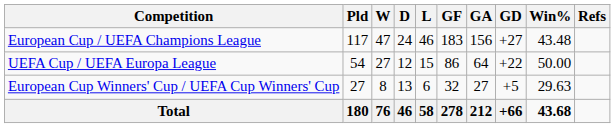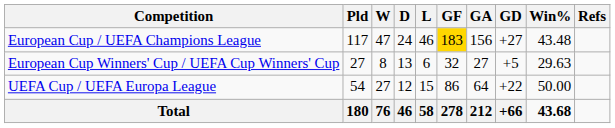(452, 39) no background -> (452, 39) gold background
rows swapped: (174, 87) <-> (112, 63)
